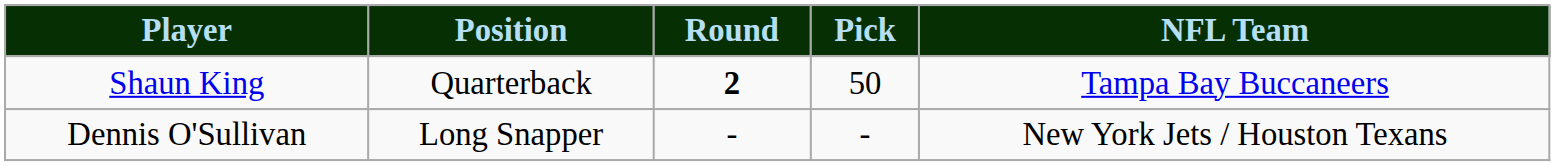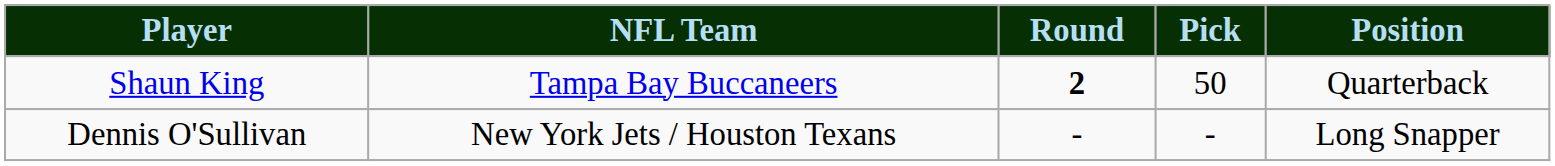columns swapped: (511, 30) <-> (1235, 30)
